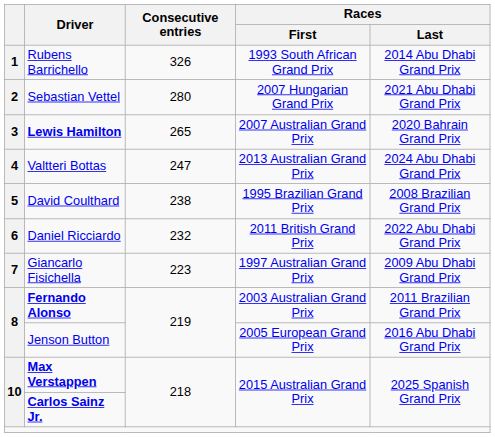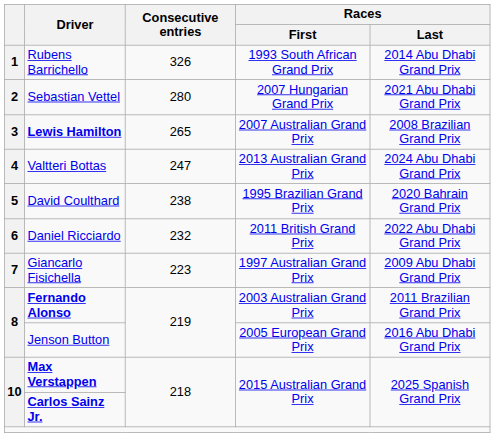(430, 131) 2020 Bahrain Grand Prix -> (430, 131) 2008 Brazilian Grand Prix
(430, 201) 2008 Brazilian Grand Prix -> (430, 201) 2020 Bahrain Grand Prix
